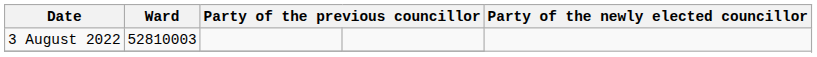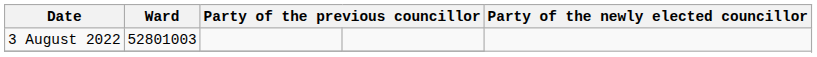(162, 40) 52810003 -> (162, 40) 52801003
